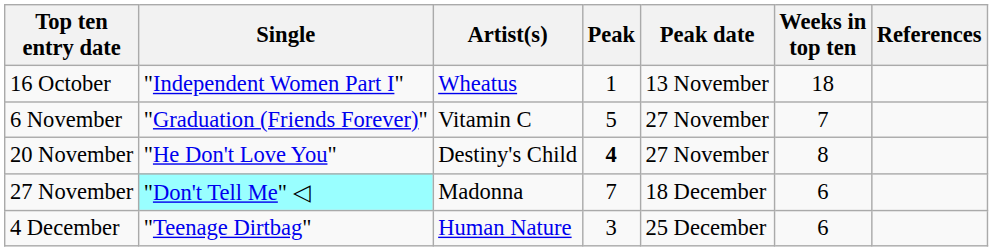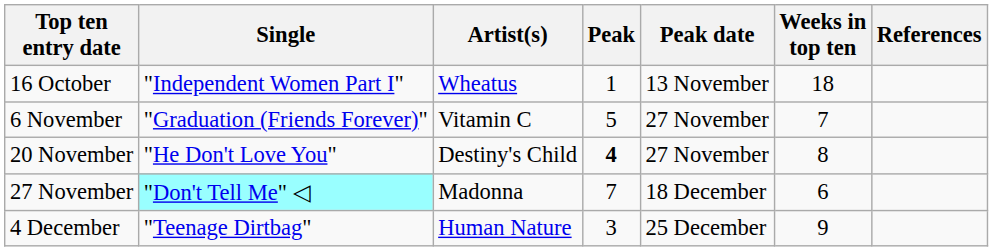(823, 228) 6 -> (823, 228) 9
